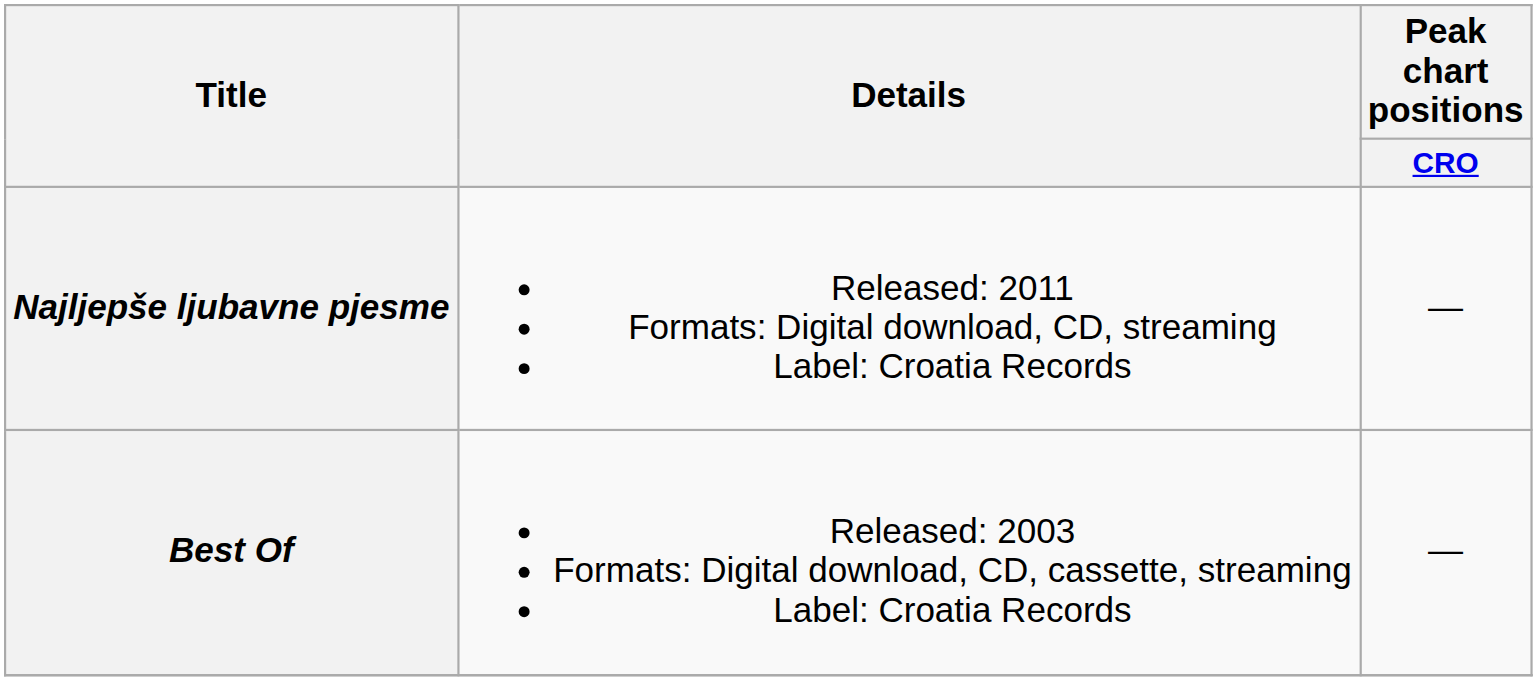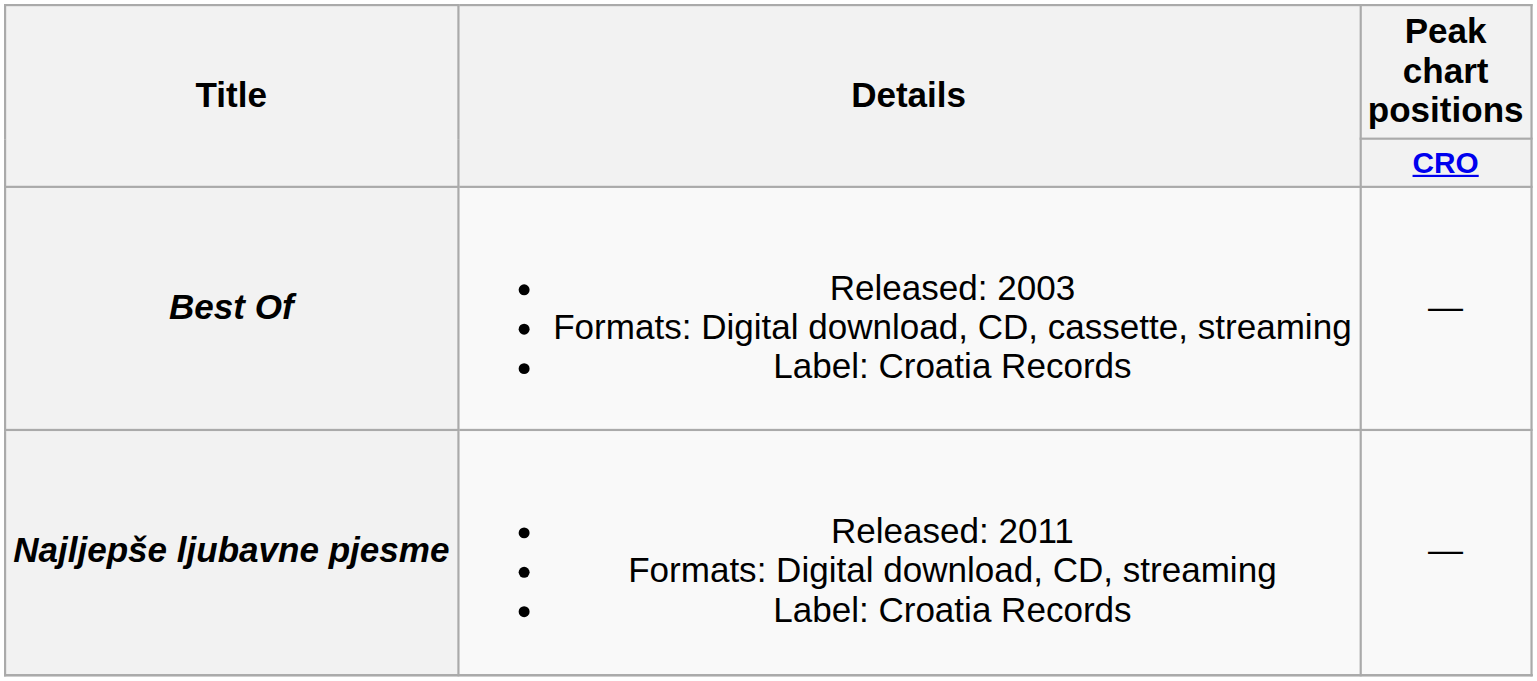rows swapped: (231, 551) <-> (231, 307)
